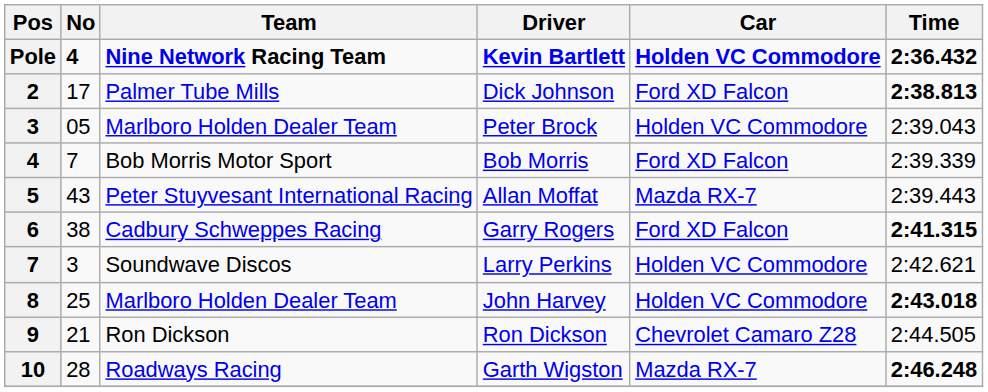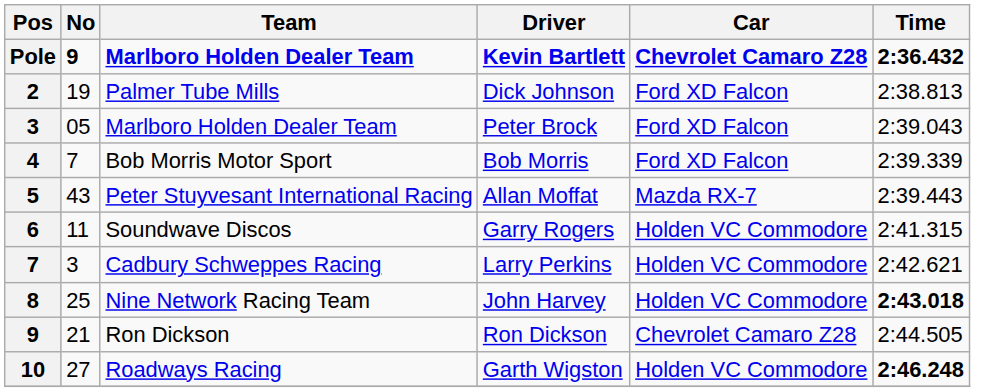(72, 57) 4 -> (72, 57) 9
(246, 57) Nine Network Racing Team -> (260, 57) Marlboro Holden Dealer Team
(758, 57) Holden VC Commodore -> (751, 57) Chevrolet Camaro Z28
(78, 92) 17 -> (78, 92) 19
(934, 92) bold -> (920, 92) normal
(751, 126) Holden VC Commodore -> (712, 126) Ford XD Falcon
(78, 230) 38 -> (78, 230) 11
(243, 230) Cadbury Schweppes Racing -> (199, 230) Soundwave Discos
(712, 230) Ford XD Falcon -> (751, 230) Holden VC Commodore
(934, 230) bold -> (920, 230) normal
(199, 265) Soundwave Discos -> (243, 265) Cadbury Schweppes Racing
(251, 299) Marlboro Holden Dealer Team -> (238, 299) Nine Network Racing Team
(78, 369) 28 -> (78, 369) 27
(696, 369) Mazda RX-7 -> (751, 369) Holden VC Commodore
